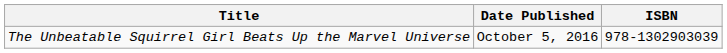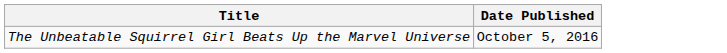- column: (662, 16)
